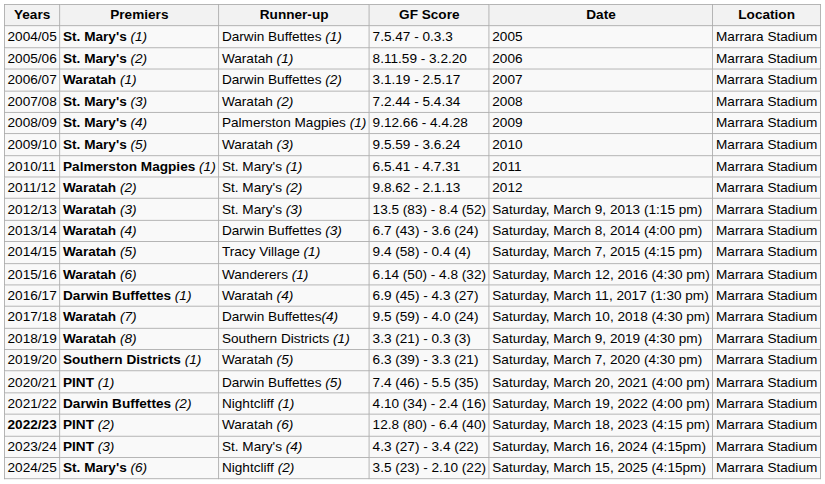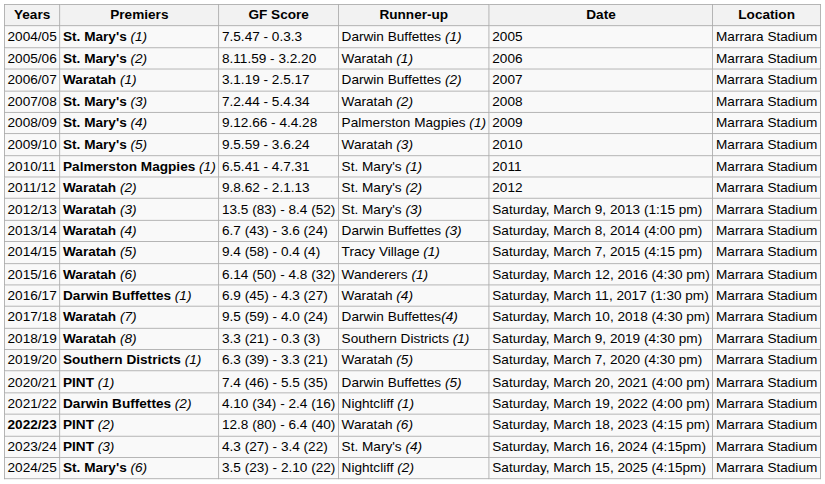columns swapped: (429, 15) <-> (294, 15)
